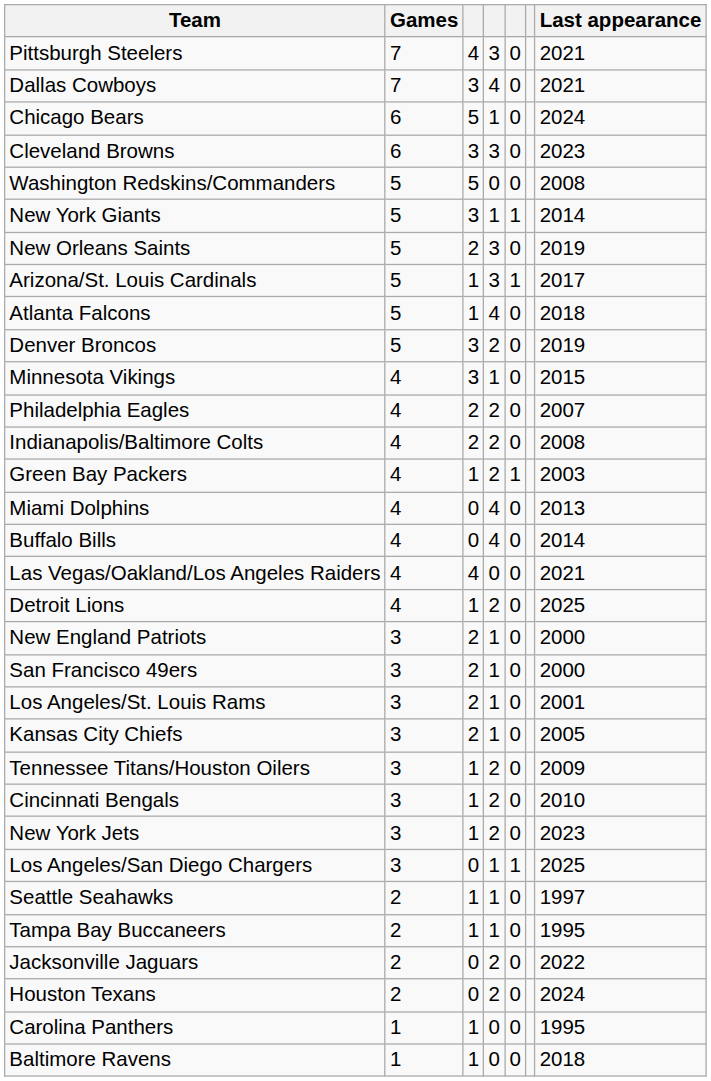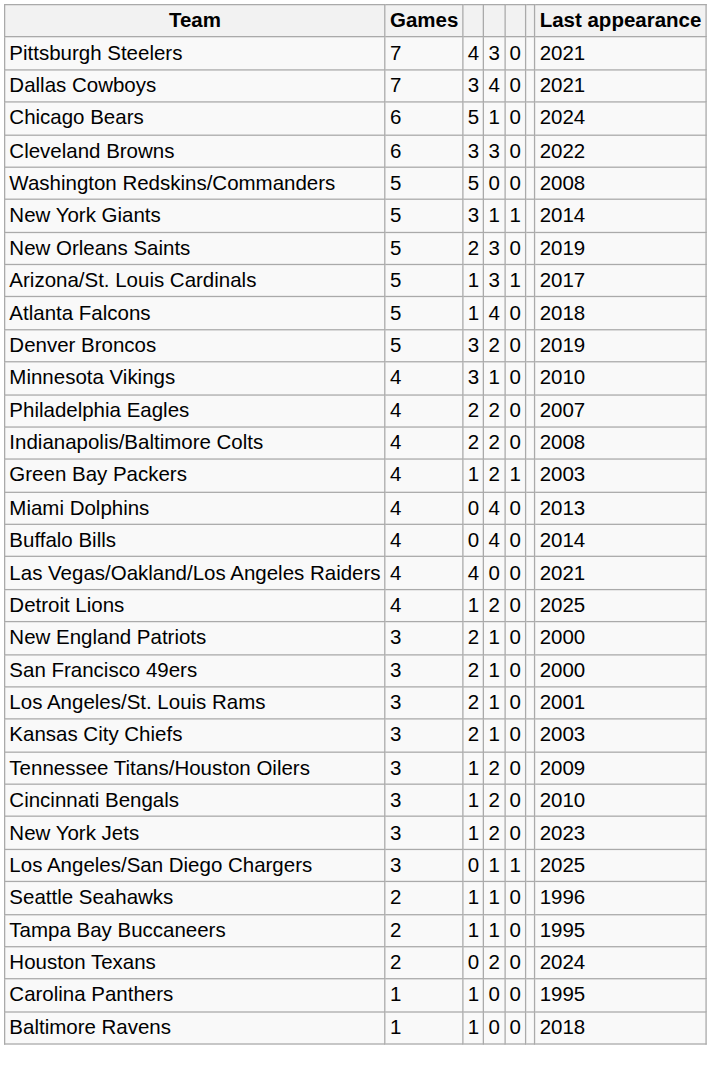(562, 150) 2023 -> (562, 150) 2022
(562, 378) 2015 -> (562, 378) 2010
(562, 735) 2005 -> (562, 735) 2003
(562, 897) 1997 -> (562, 897) 1996
- row: (104, 962)
